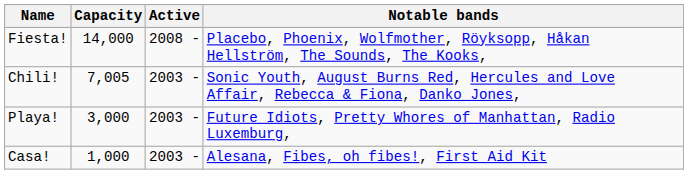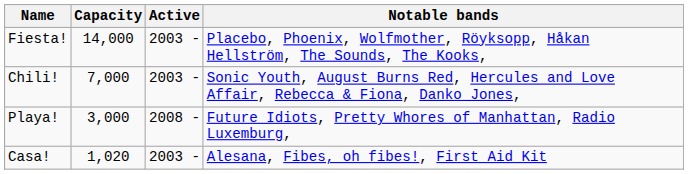(174, 39) 2008 - -> (174, 39) 2003 -
(108, 79) 7,005 -> (108, 79) 7,000
(174, 118) 2003 - -> (174, 118) 2008 -
(108, 158) 1,000 -> (108, 158) 1,020
